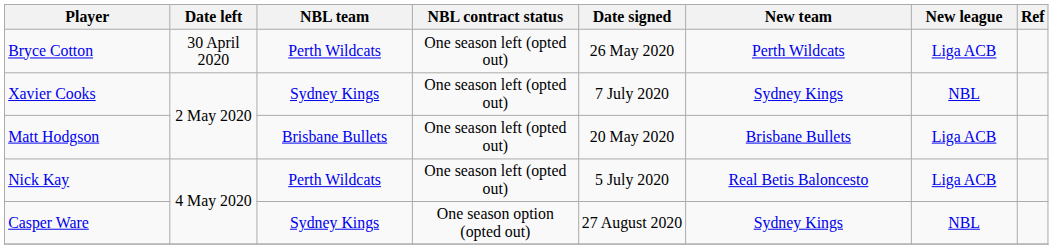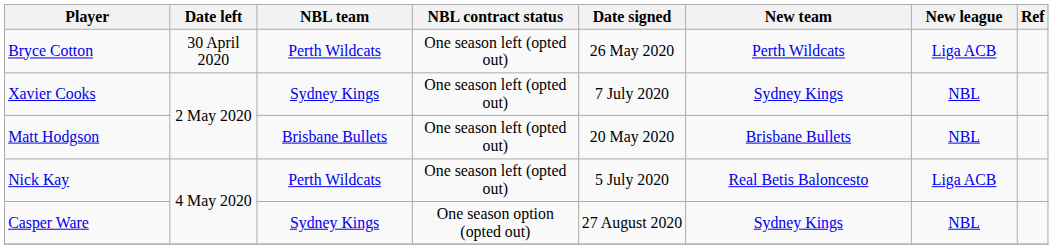(964, 136) Liga ACB -> (964, 136) NBL
